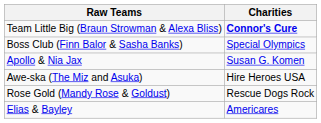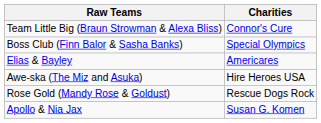(262, 28) bold -> (259, 28) normal
rows swapped: (44, 61) <-> (39, 110)
